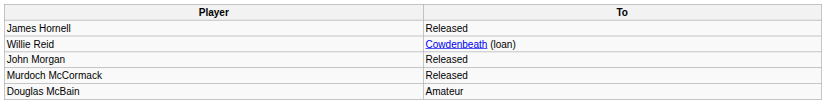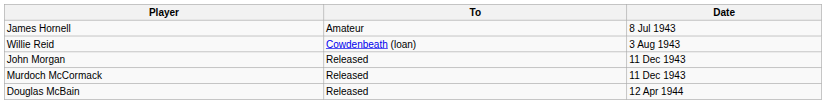+ column: (724, 12)
(447, 28) Released -> (345, 28) Amateur
(444, 92) Amateur -> (347, 92) Released
